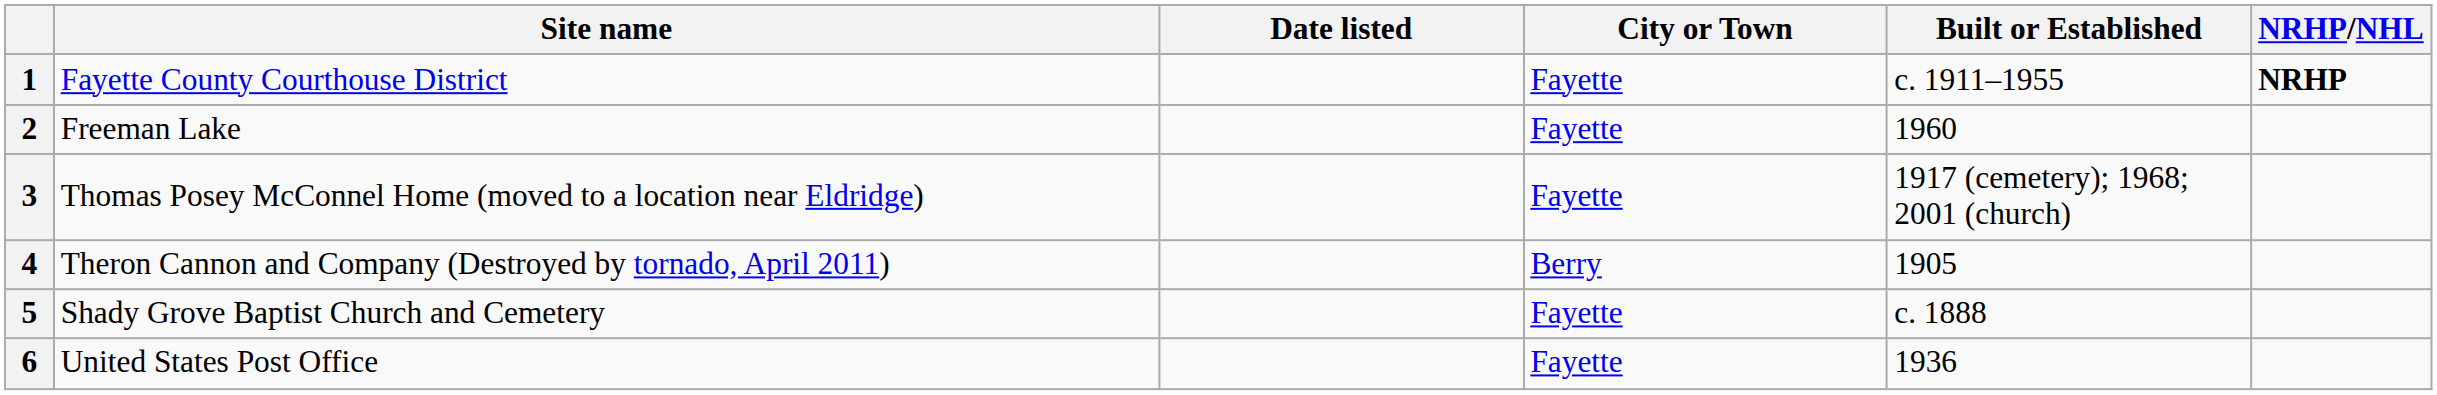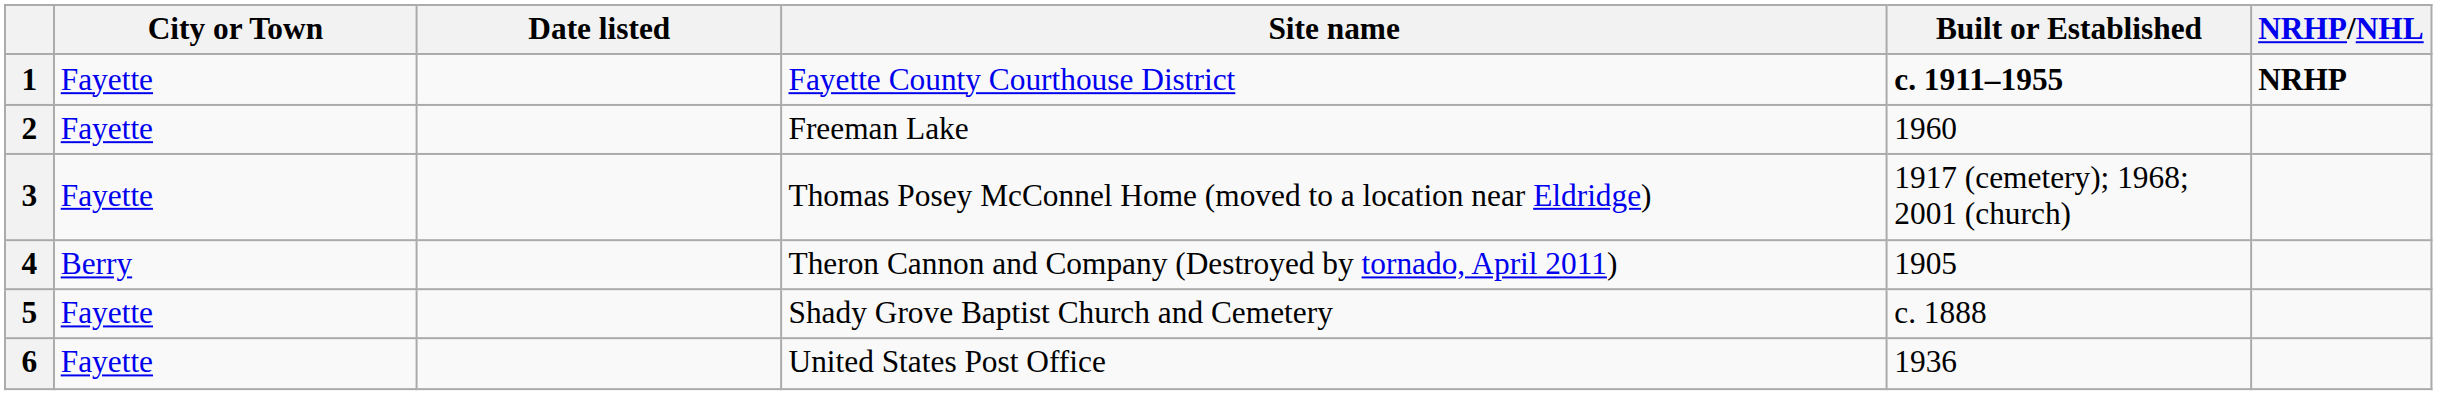columns swapped: (606, 29) <-> (1705, 29)
(1979, 79) normal -> (1979, 79) bold
